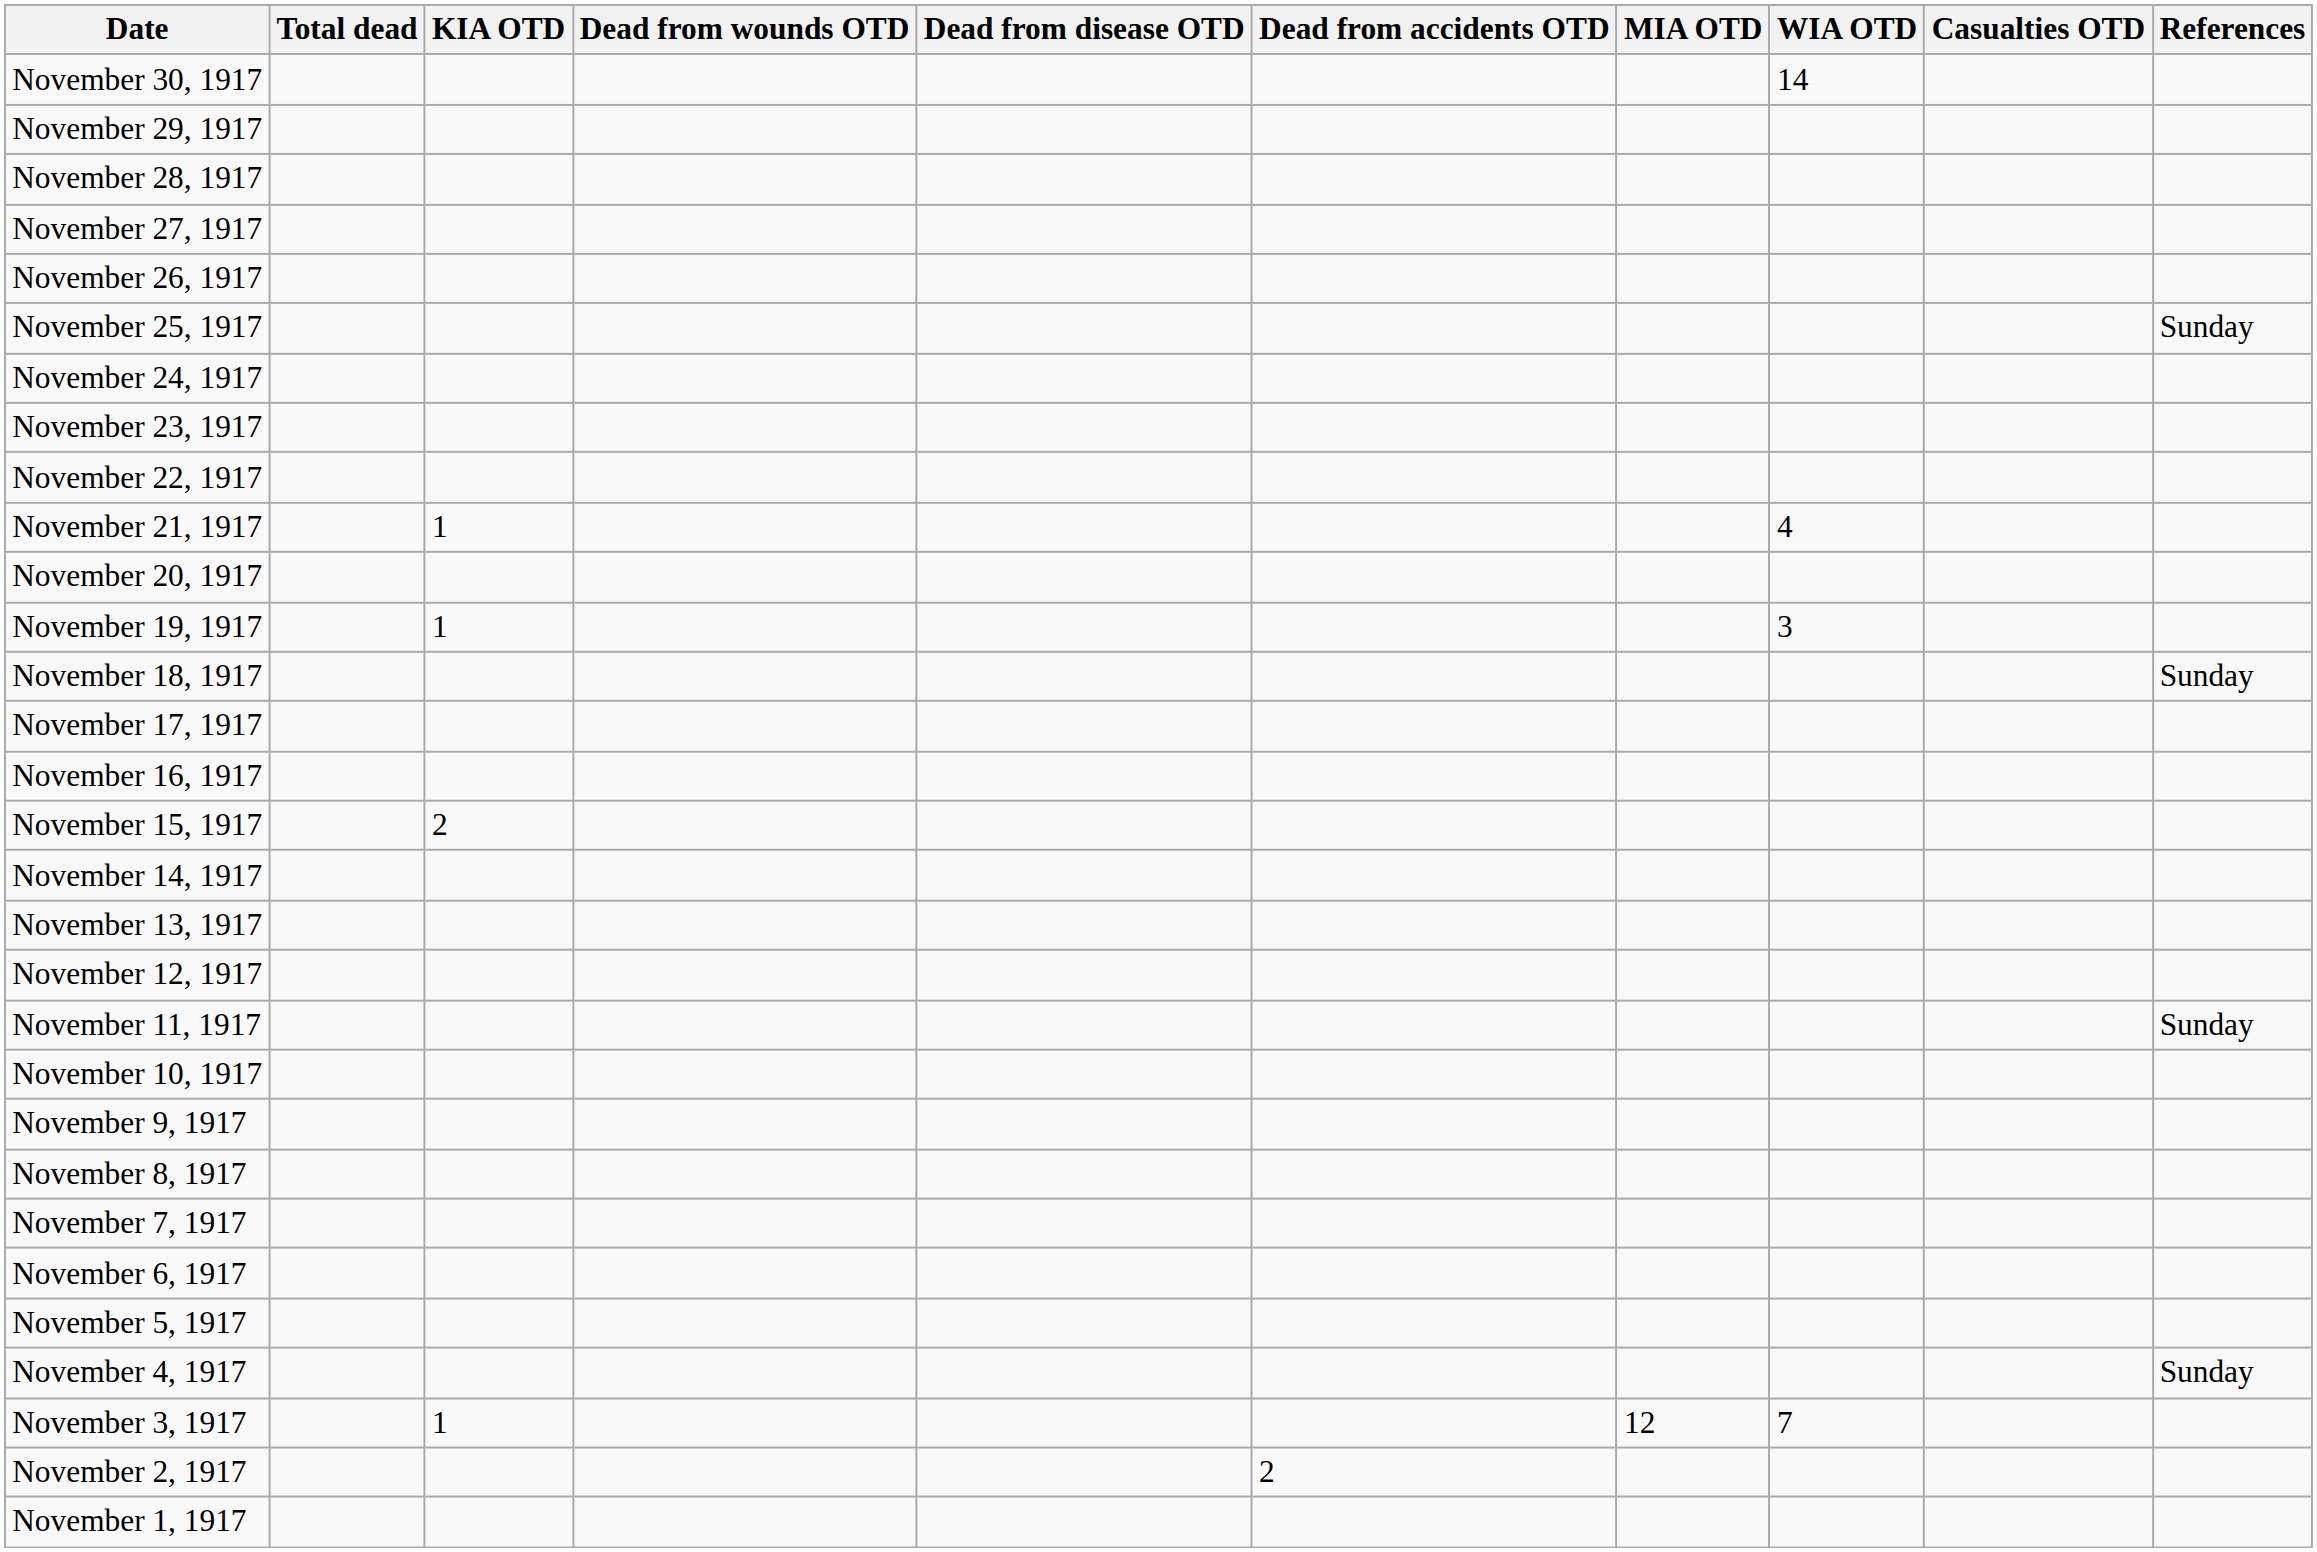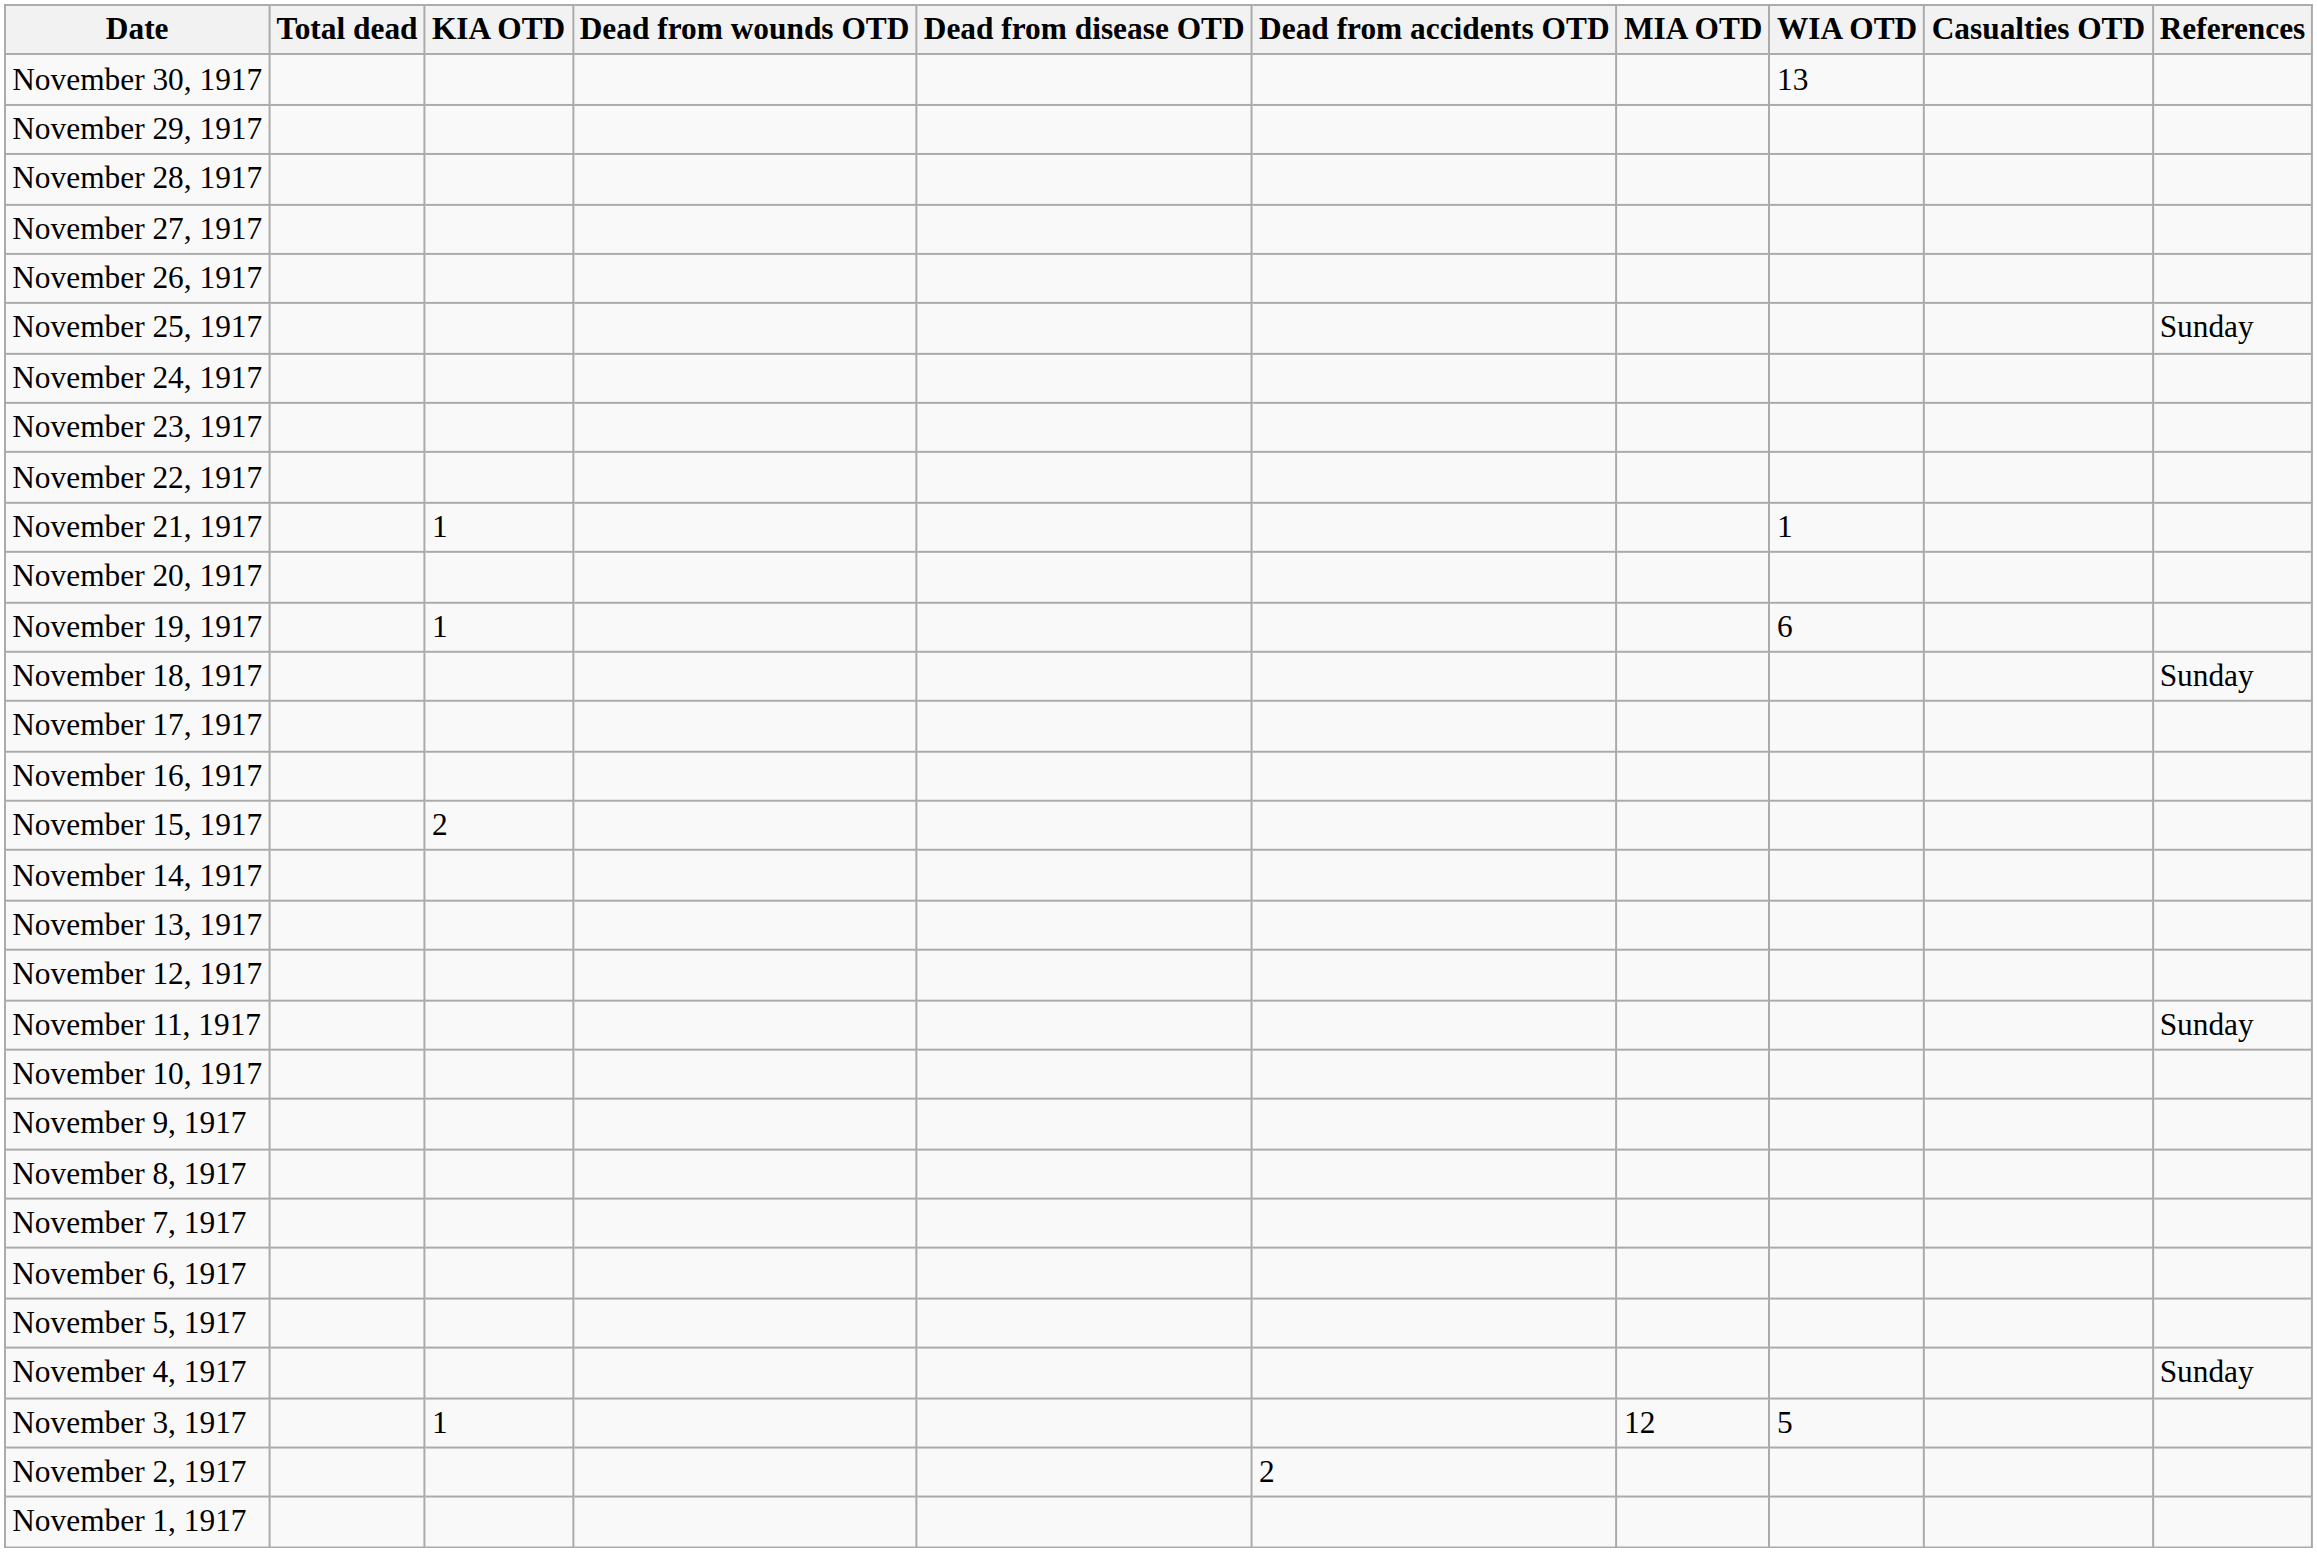(1793, 79) 14 -> (1793, 79) 13
(1785, 526) 4 -> (1785, 526) 1
(1785, 626) 3 -> (1785, 626) 6
(1785, 1421) 7 -> (1785, 1421) 5
